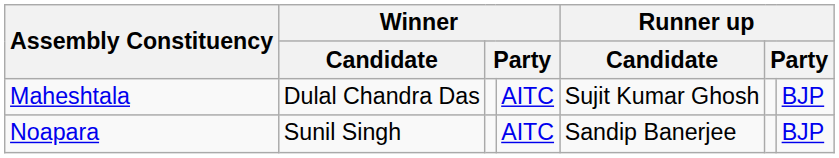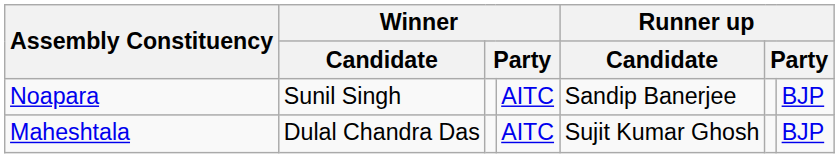rows swapped: (55, 133) <-> (70, 96)
